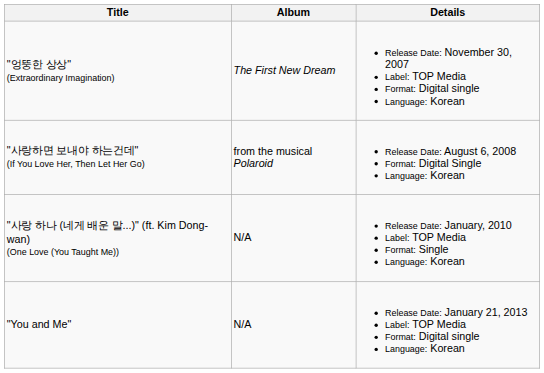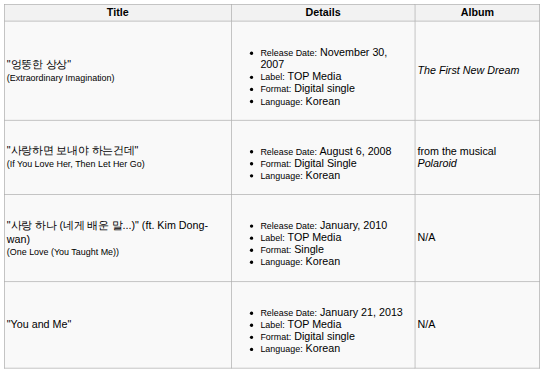columns swapped: (448, 13) <-> (293, 13)
